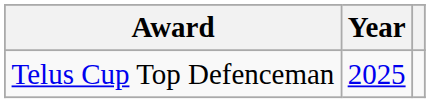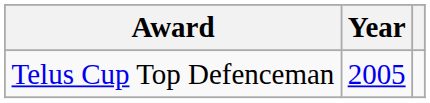(377, 73) 2025 -> (377, 73) 2005
